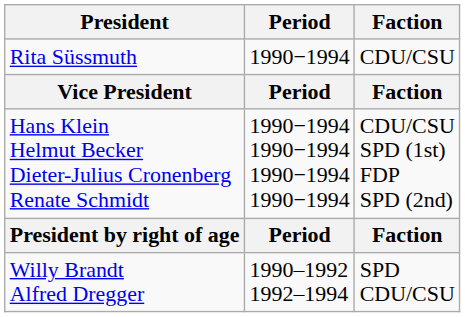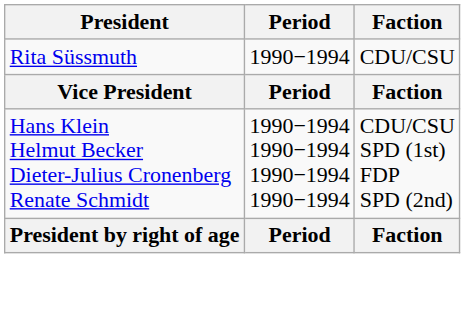- row: (77, 282)
